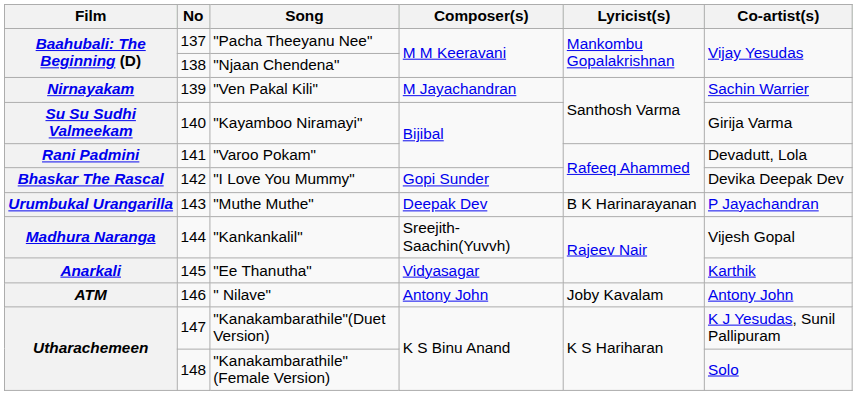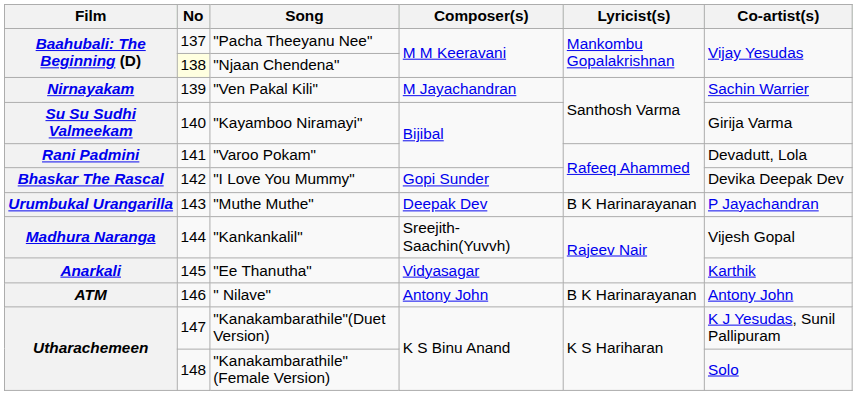(193, 65) no background -> (193, 65) lightyellow background
(615, 294) Joby Kavalam -> (632, 294) B K Harinarayanan
